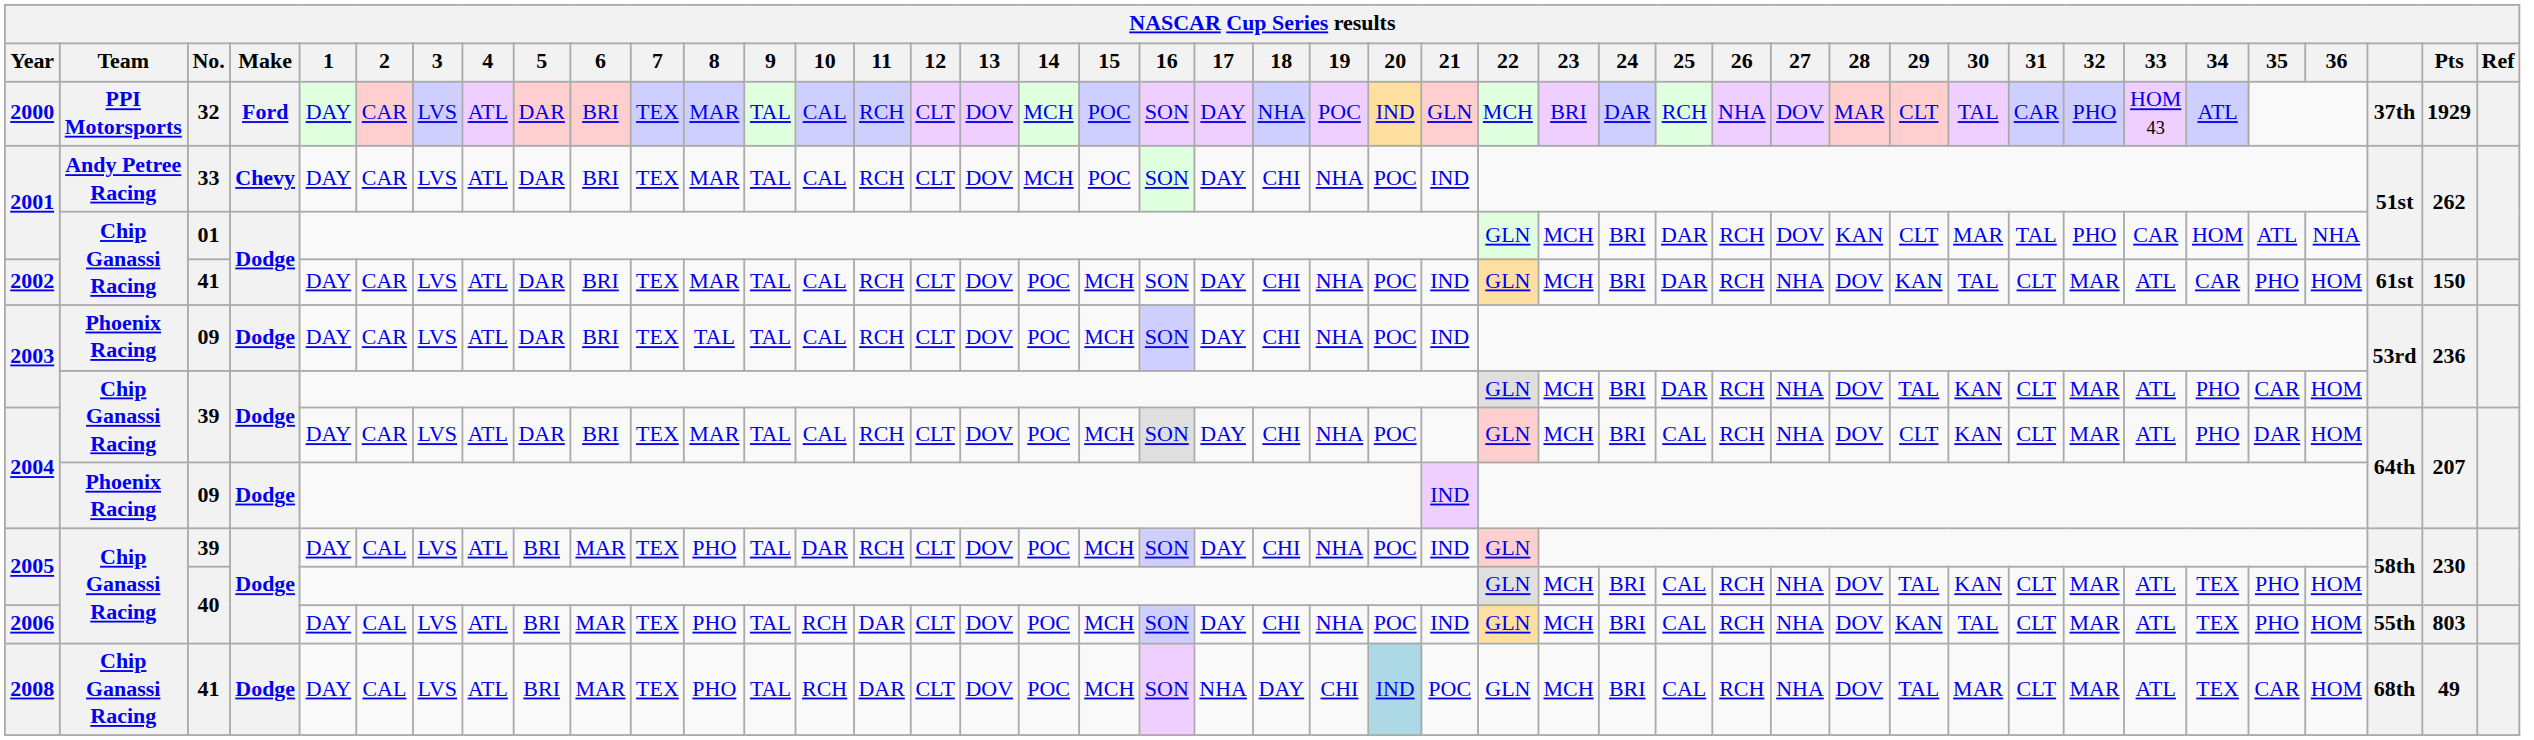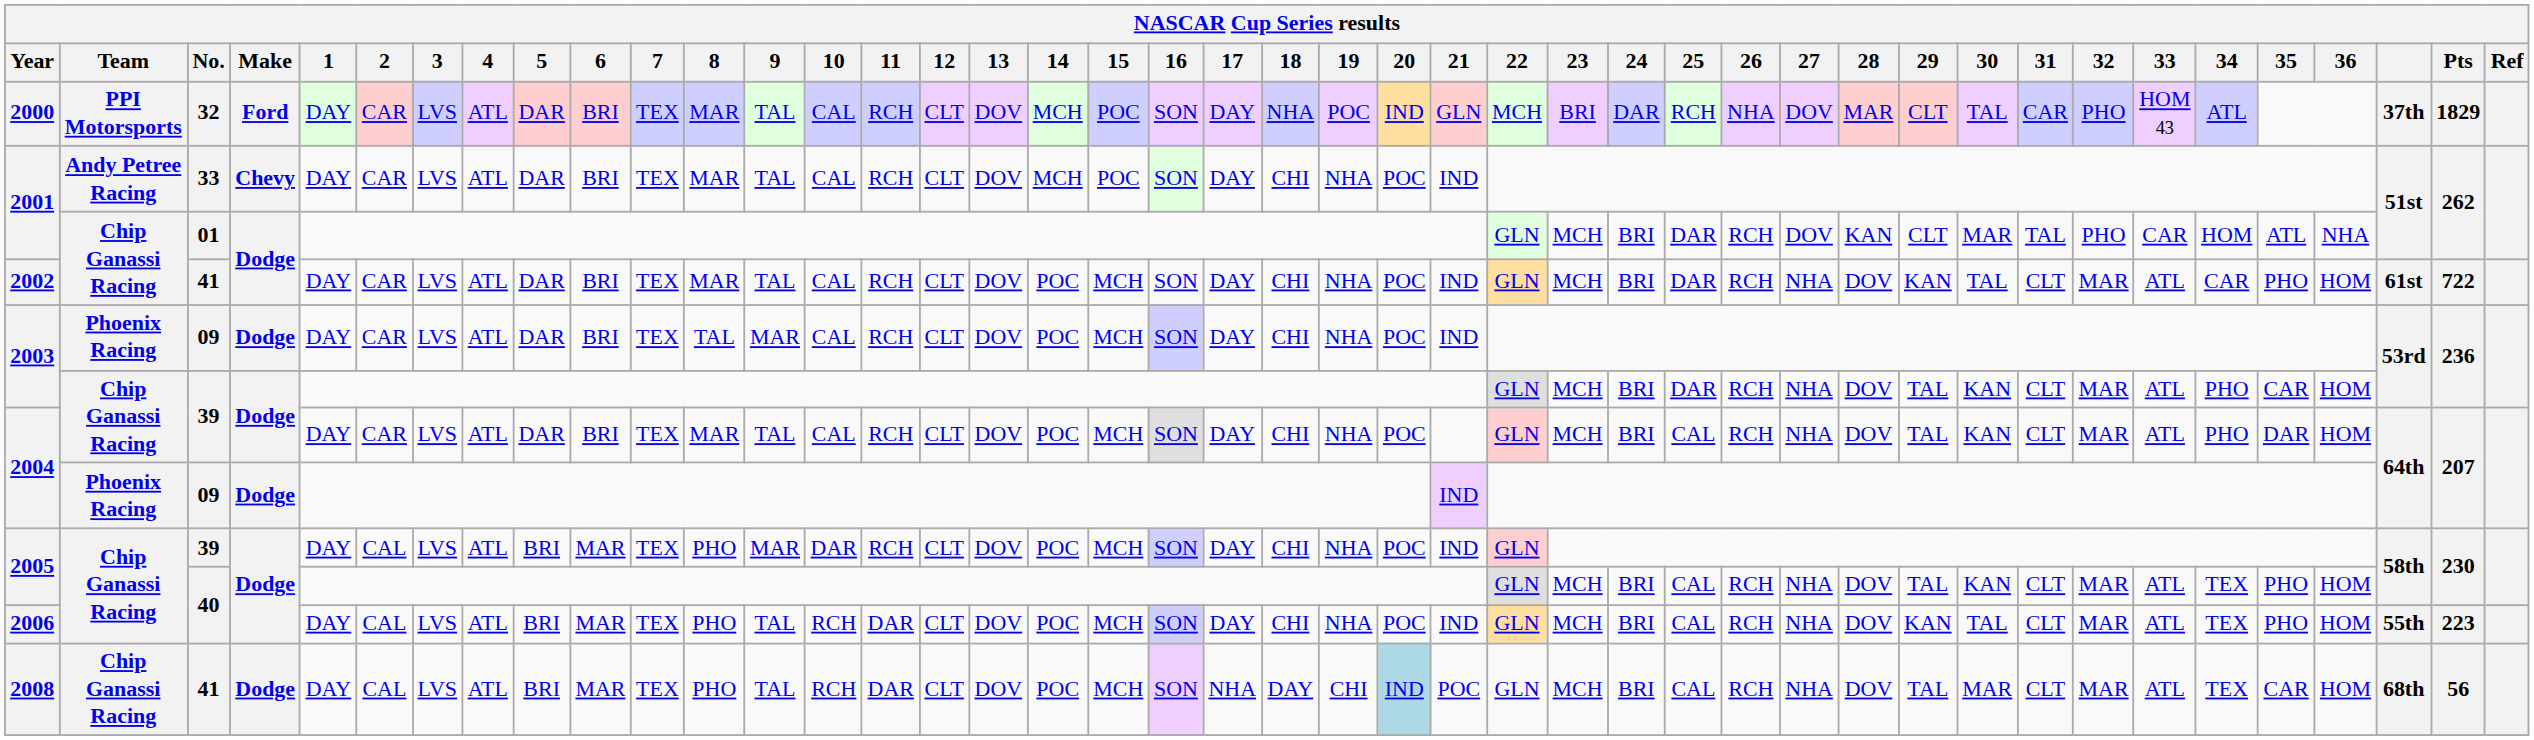(2449, 113) 1929 -> (2458, 113) 1829
(2449, 281) 150 -> (2458, 281) 722
(770, 337) TAL -> (775, 337) MAR
(1919, 435) CLT -> (1928, 435) TAL
(770, 547) TAL -> (775, 547) MAR
(2449, 623) 803 -> (2458, 623) 223
(2449, 688) 49 -> (2458, 688) 56
